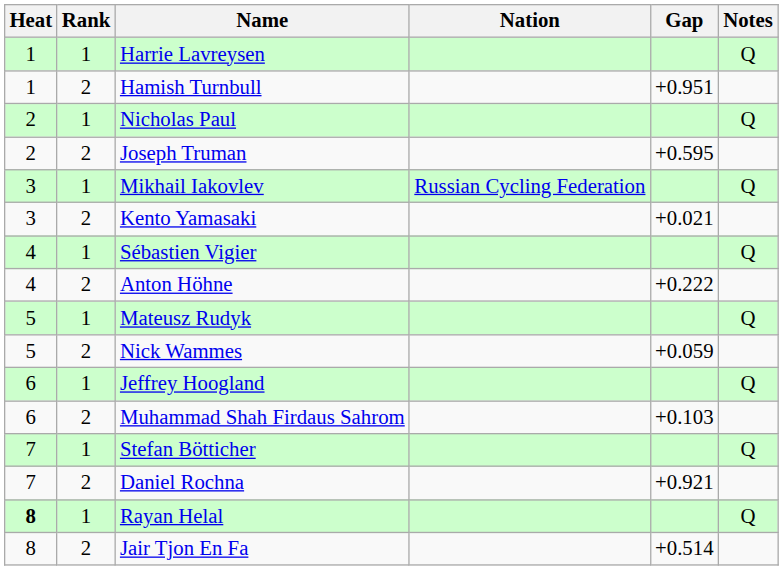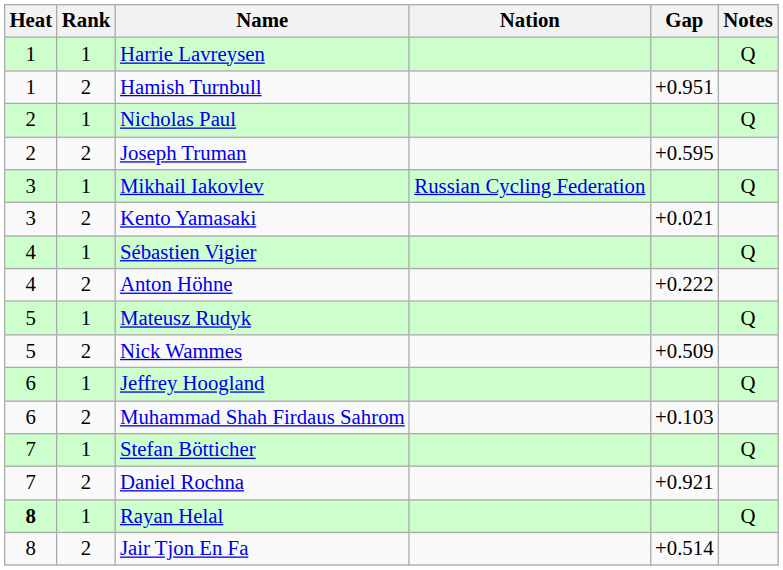(684, 350) +0.059 -> (684, 350) +0.509
